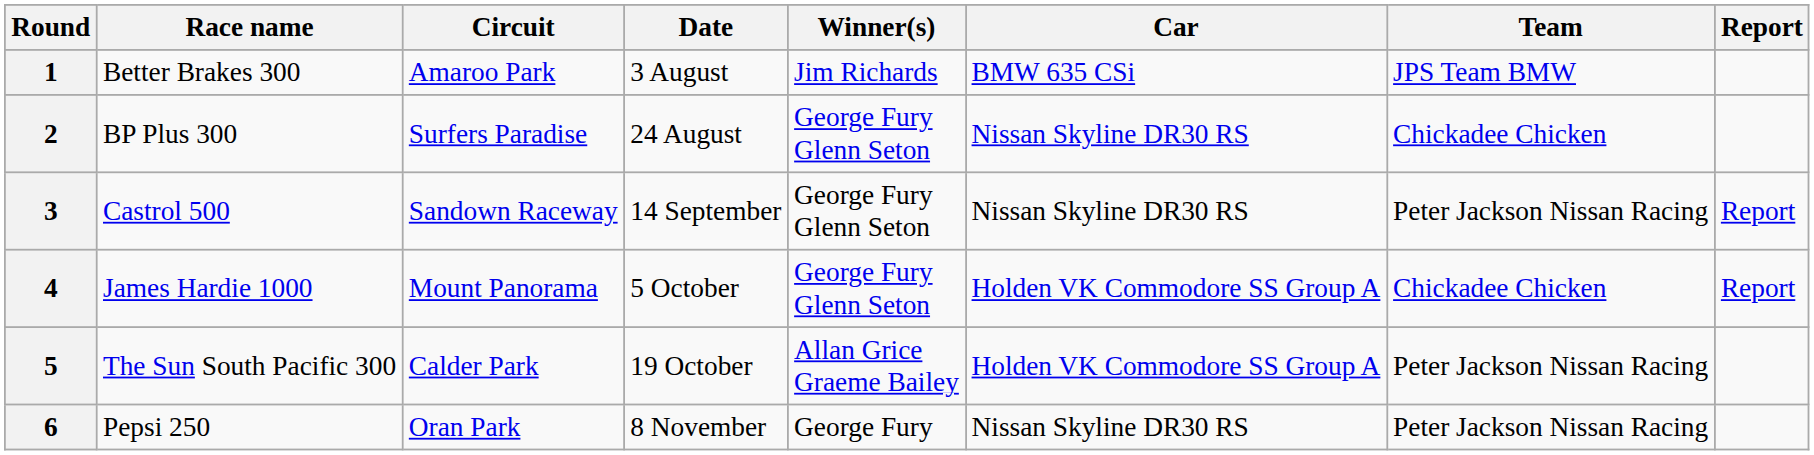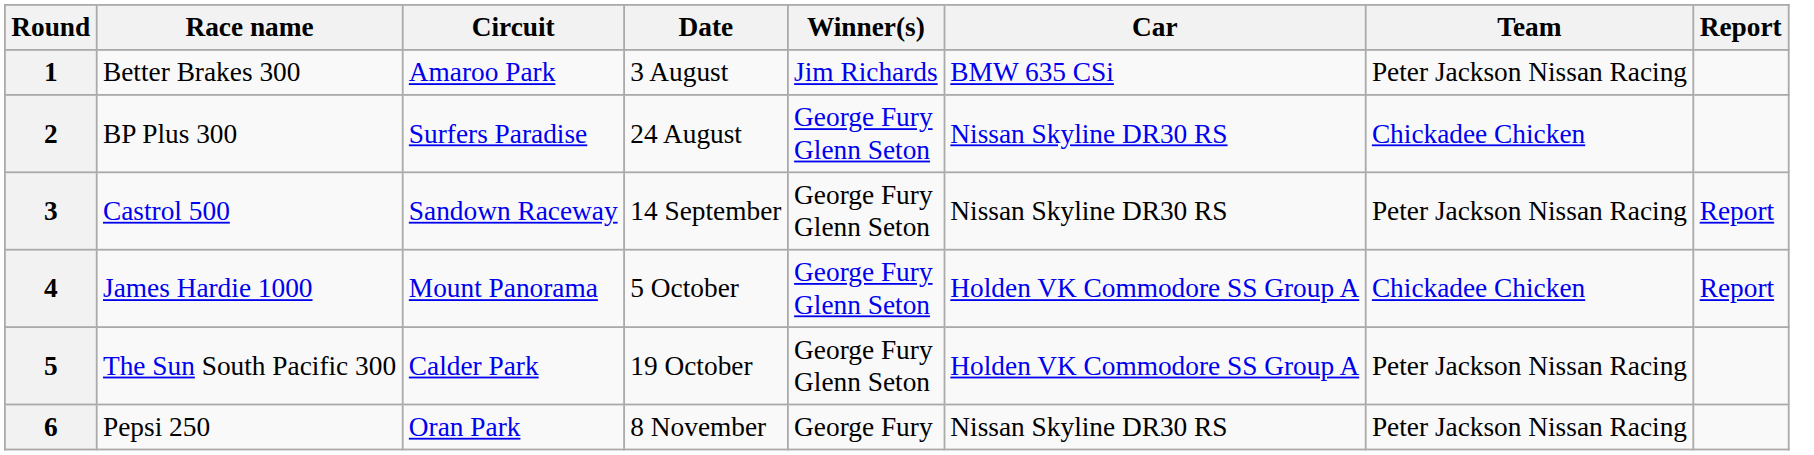(1485, 72) JPS Team BMW -> (1529, 72) Peter Jackson Nissan Racing
(876, 366) Allan Grice Graeme Bailey -> (863, 366) George Fury Glenn Seton
